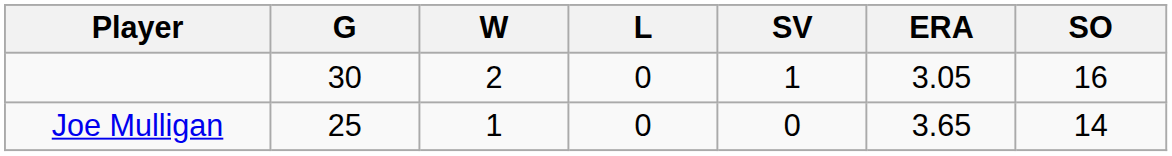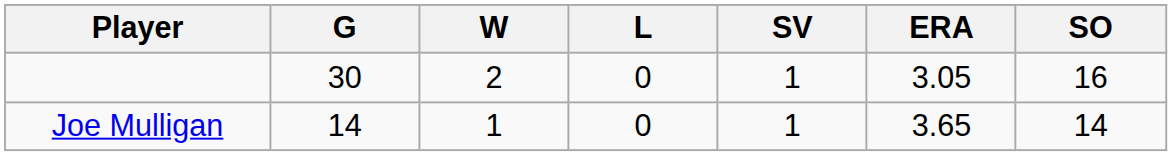(345, 125) 25 -> (345, 125) 14
(792, 125) 0 -> (792, 125) 1
